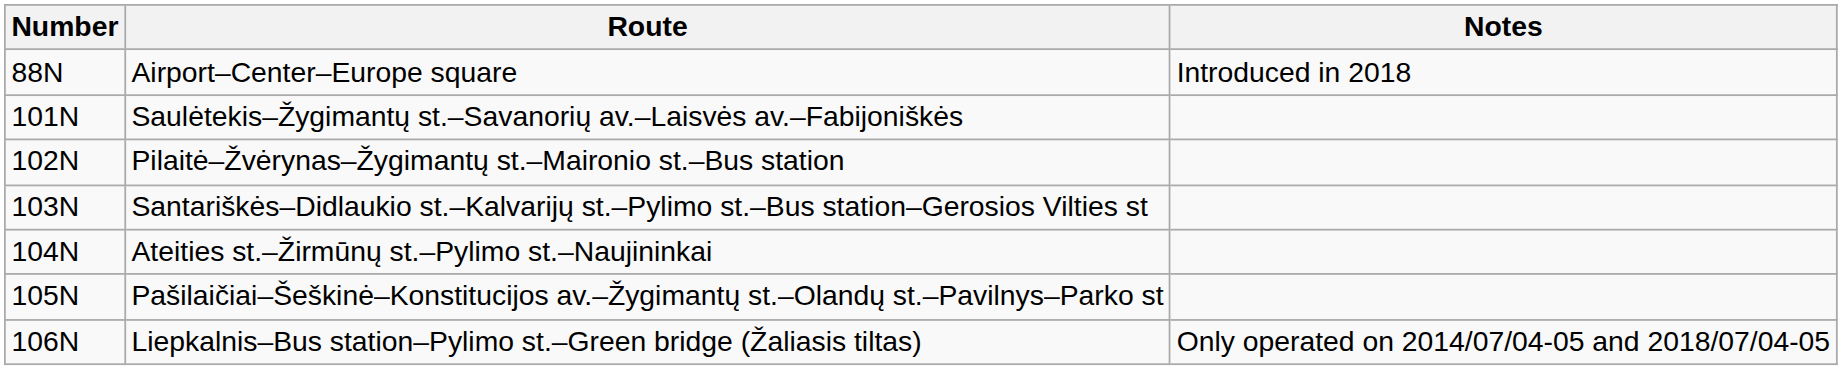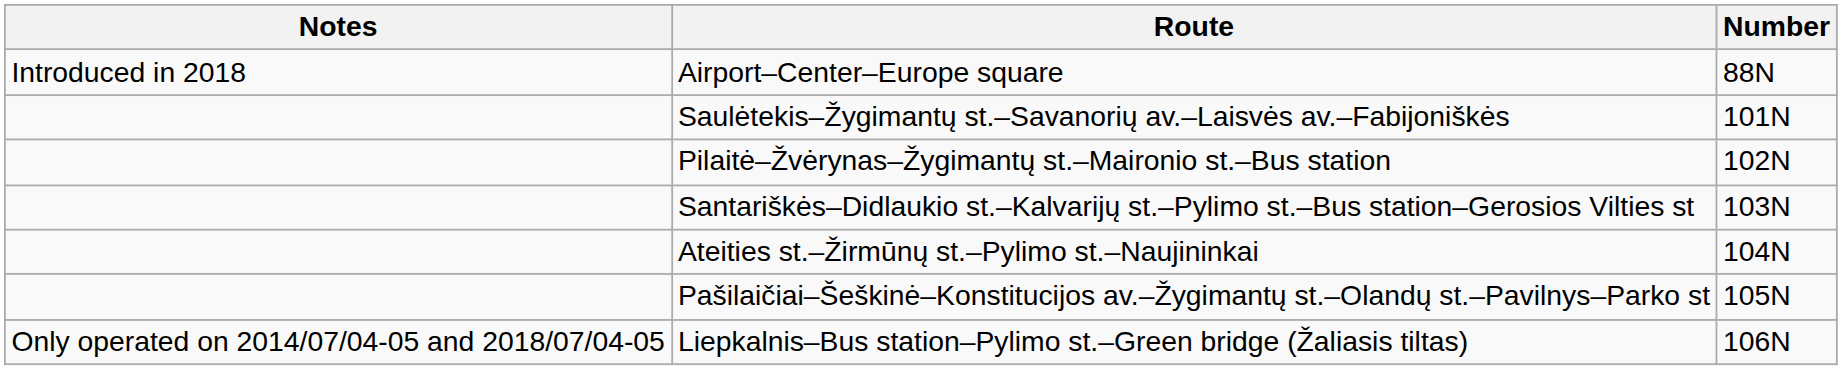columns swapped: (65, 26) <-> (1503, 26)
